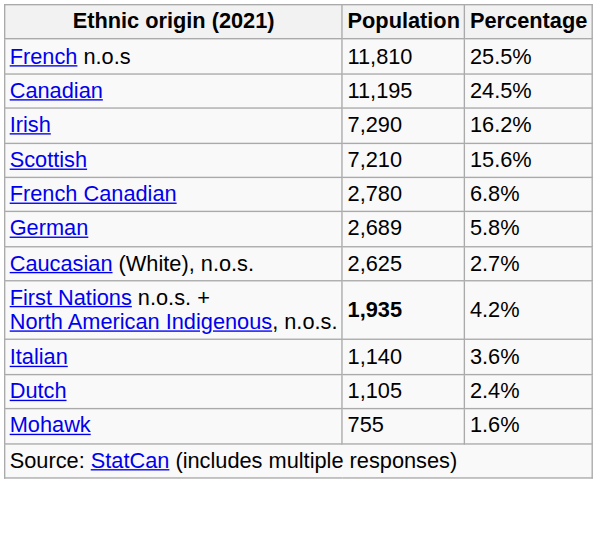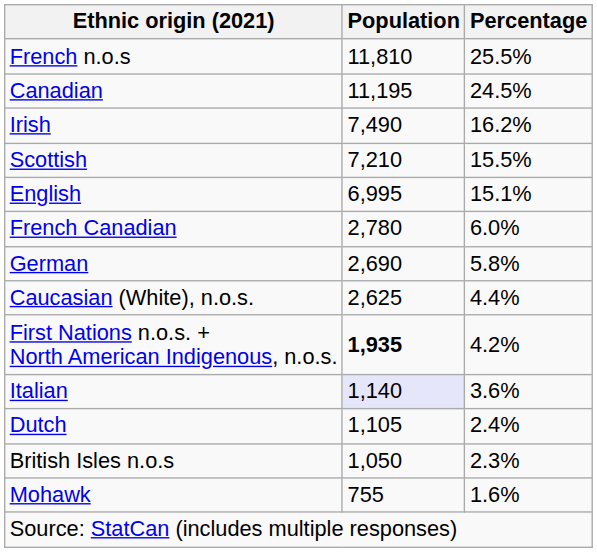(375, 125) 7,290 -> (375, 125) 7,490
(501, 159) 15.6% -> (501, 159) 15.5%
+ row: (45, 194)
(495, 194) 6.8% -> (495, 228) 6.0%
(375, 228) 2,689 -> (375, 263) 2,690
(495, 263) 2.7% -> (495, 297) 4.4%
(375, 356) no background -> (375, 391) lavender background
+ row: (92, 460)
